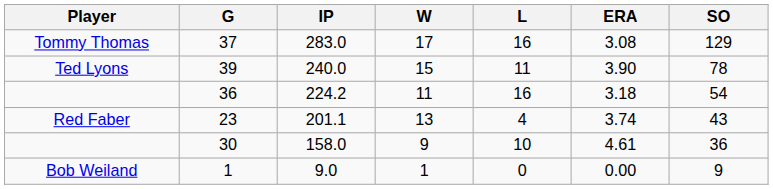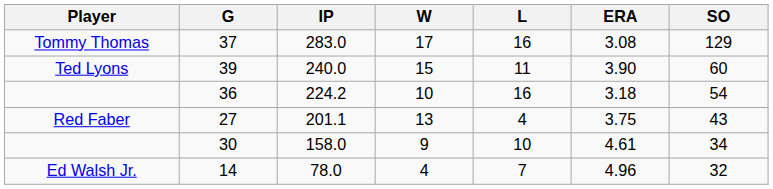(719, 68) 78 -> (719, 68) 60
(424, 94) 11 -> (424, 94) 10
(228, 119) 23 -> (228, 119) 27
(620, 119) 3.74 -> (620, 119) 3.75
(719, 145) 36 -> (719, 145) 34
+ row: (326, 171)
- row: (326, 171)
